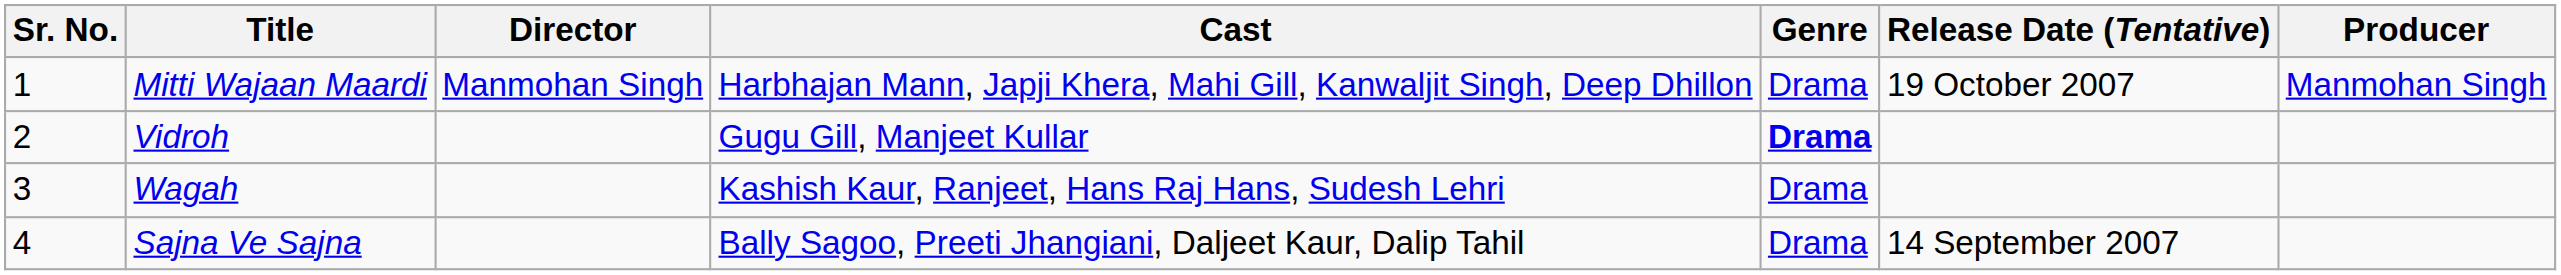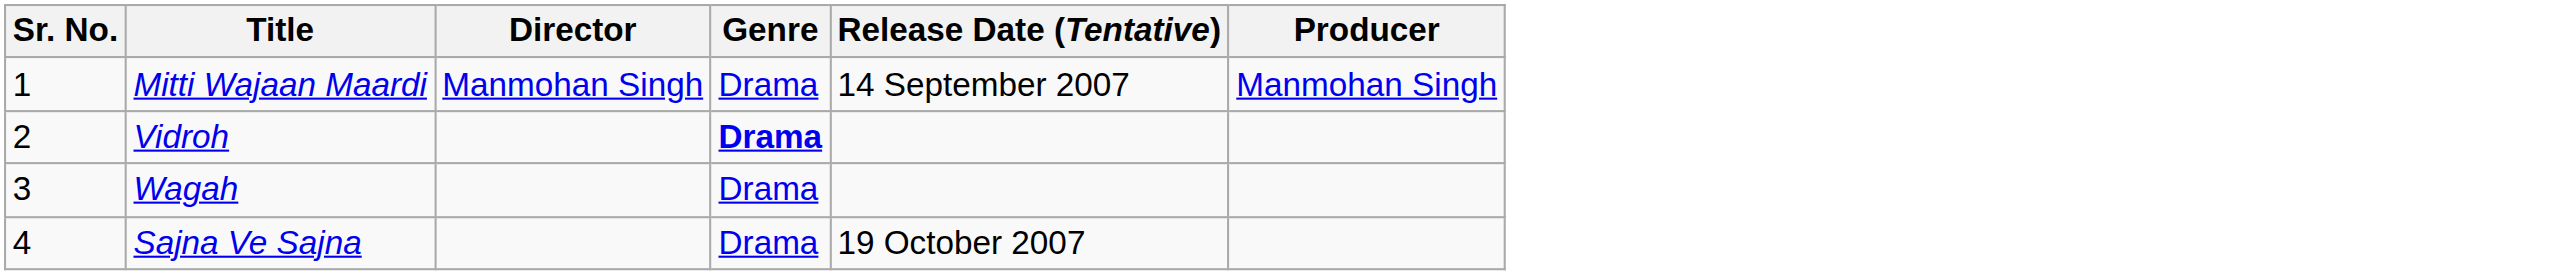- column: (1236, 30)
(2011, 83) 19 October 2007 -> (984, 83) 14 September 2007
(2033, 242) 14 September 2007 -> (961, 242) 19 October 2007
